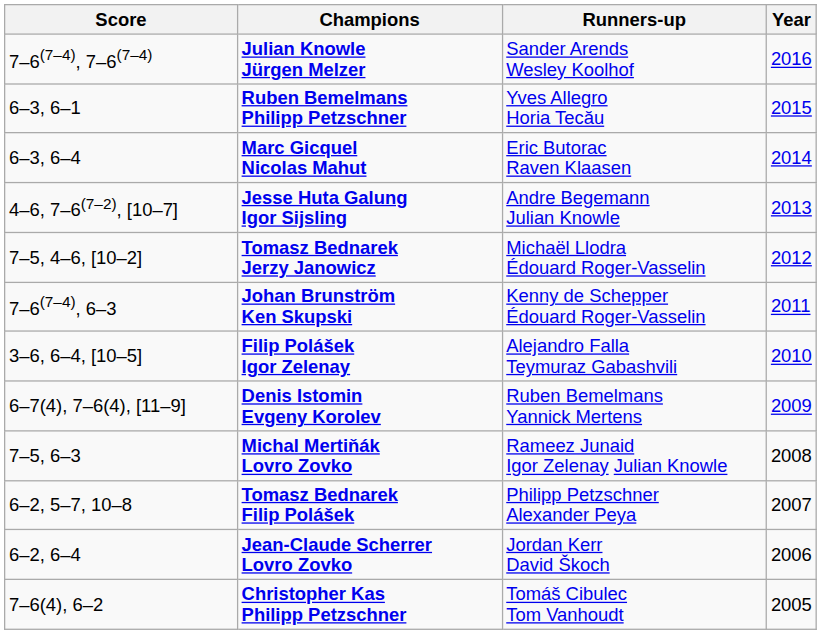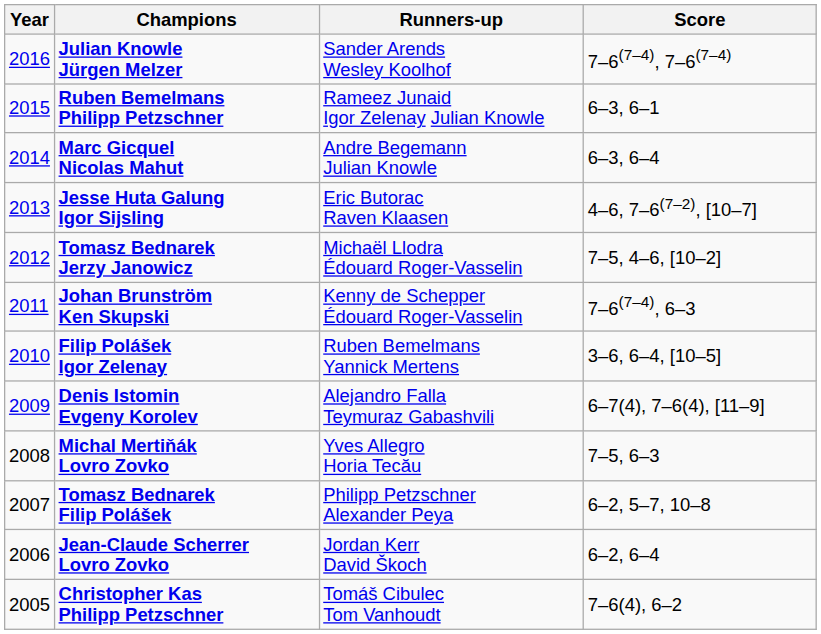columns swapped: (791, 20) <-> (121, 20)
(557, 109) Yves Allegro Horia Tecău -> (434, 109) Rameez Junaid Igor Zelenay Julian Knowle
(569, 158) Eric Butorac Raven Klaasen -> (395, 158) Andre Begemann Julian Knowle
(578, 208) Andre Begemann Julian Knowle -> (386, 208) Eric Butorac Raven Klaasen
(592, 357) Alejandro Falla Teymuraz Gabashvili -> (402, 357) Ruben Bemelmans Yannick Mertens
(585, 406) Ruben Bemelmans Yannick Mertens -> (409, 406) Alejandro Falla Teymuraz Gabashvili
(617, 456) Rameez Junaid Igor Zelenay Julian Knowle -> (374, 456) Yves Allegro Horia Tecău
